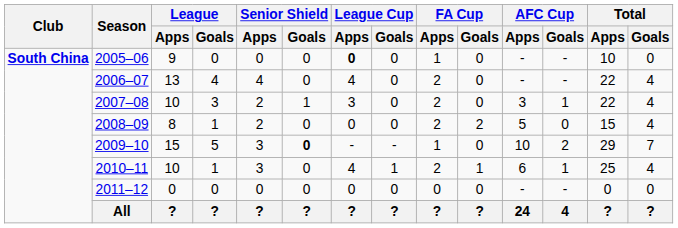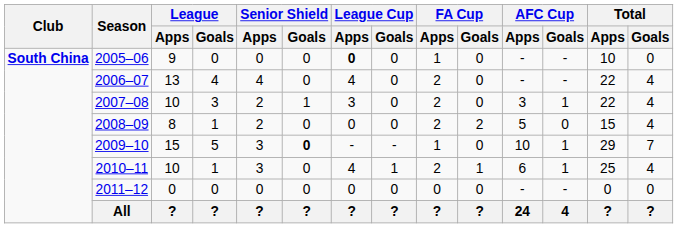(565, 146) 2 -> (565, 146) 1
